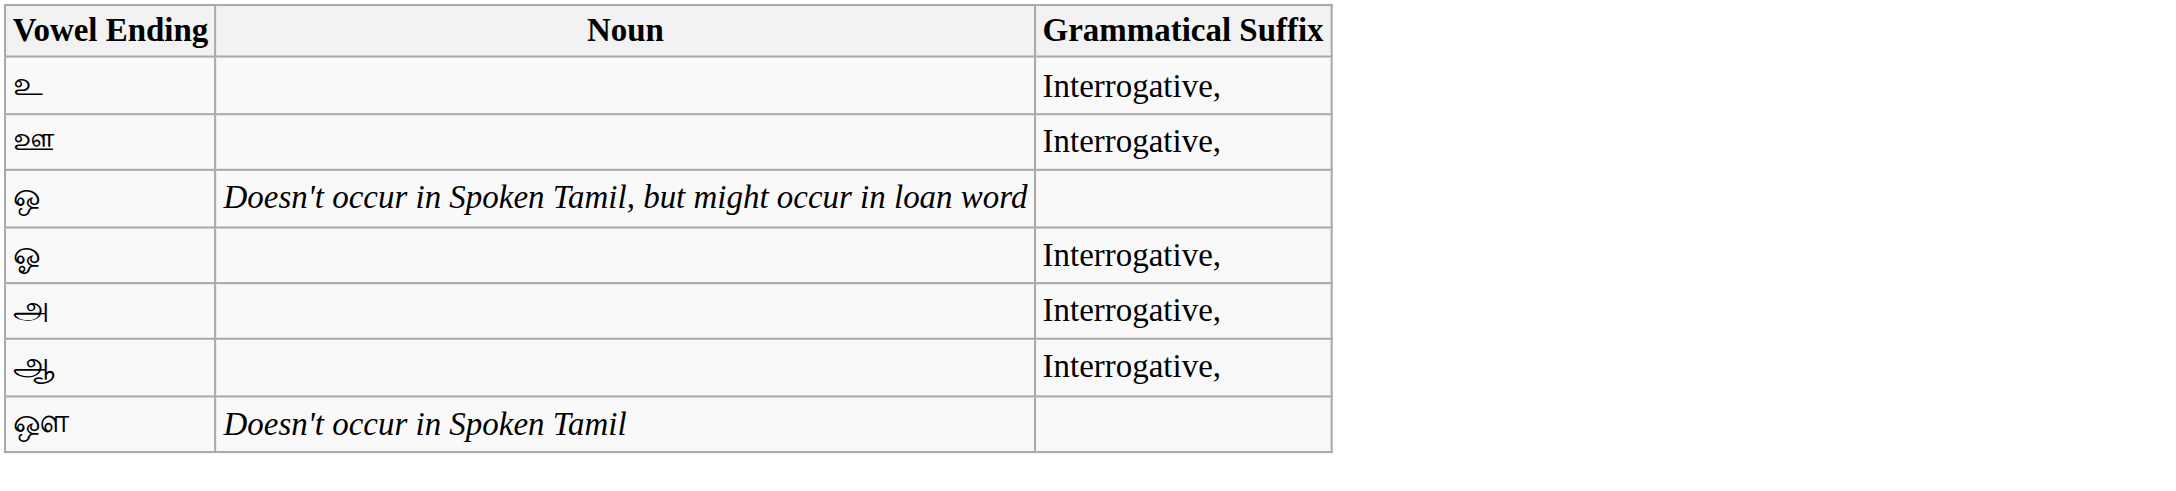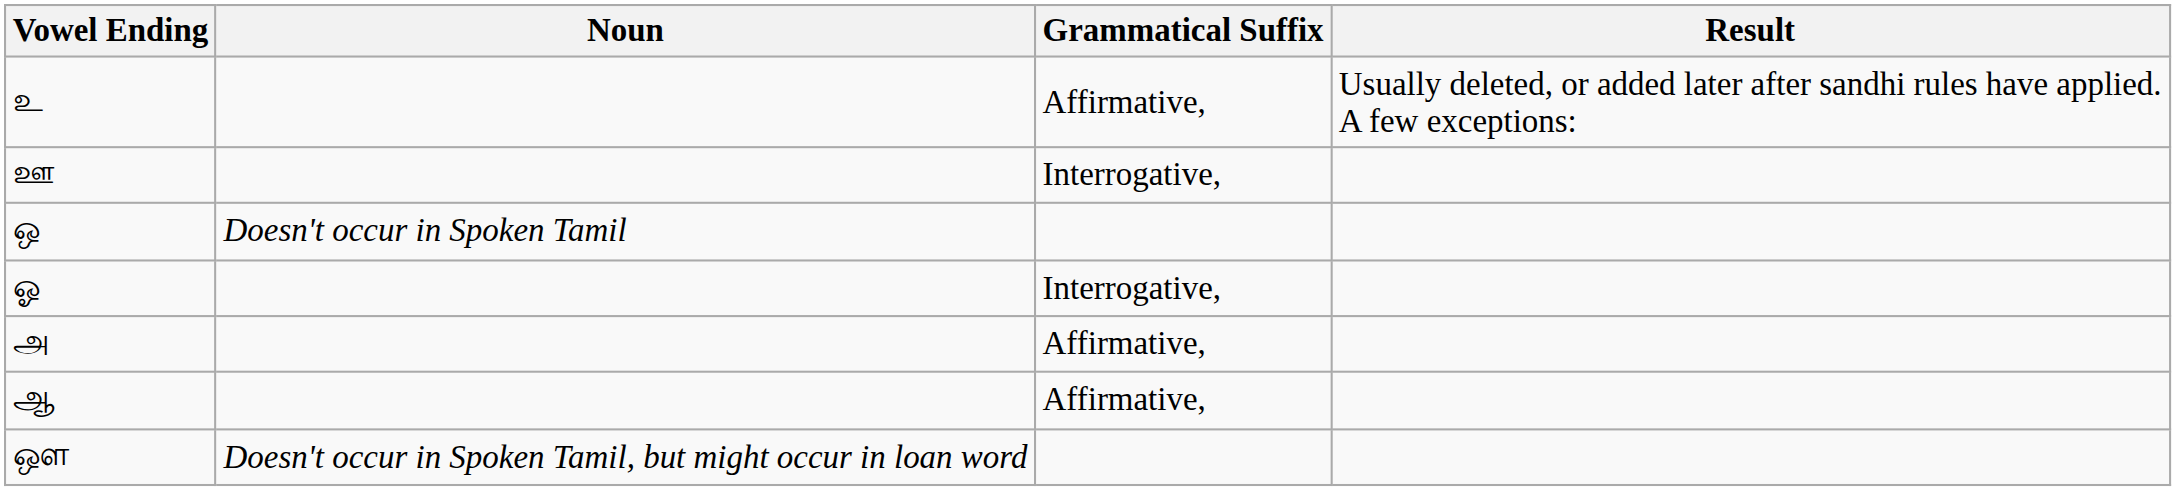+ column: (1750, 30)
(1132, 84) Interrogative, -> (1124, 101) Affirmative,
(625, 197) Doesn't occur in Spoken Tamil, but might occur in loan word -> (425, 230) Doesn't occur in Spoken Tamil
(1132, 310) Interrogative, -> (1124, 343) Affirmative,
(1132, 366) Interrogative, -> (1124, 399) Affirmative,
(425, 423) Doesn't occur in Spoken Tamil -> (625, 456) Doesn't occur in Spoken Tamil, but might occur in loan word
